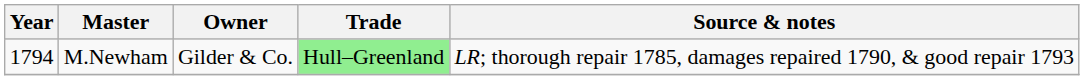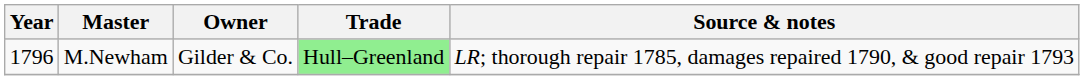(32, 56) 1794 -> (32, 56) 1796
